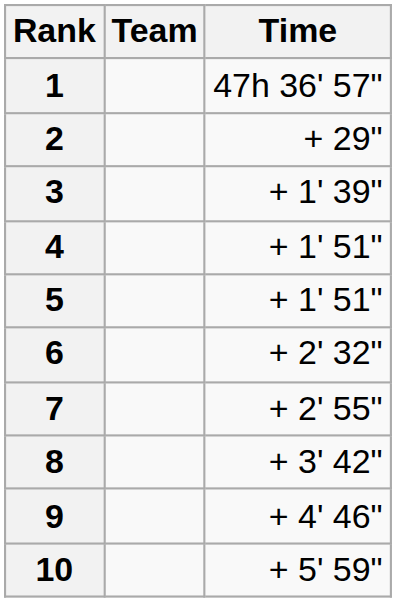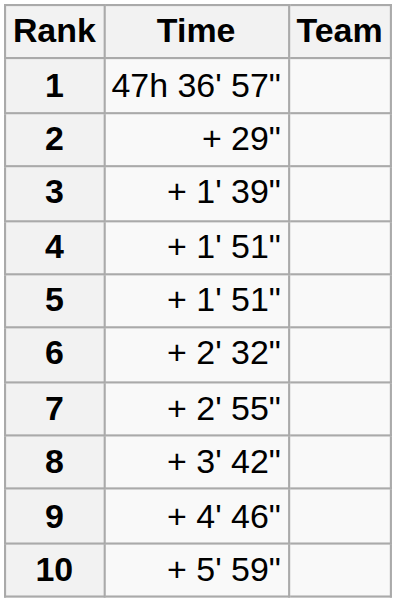columns swapped: (155, 31) <-> (298, 31)
